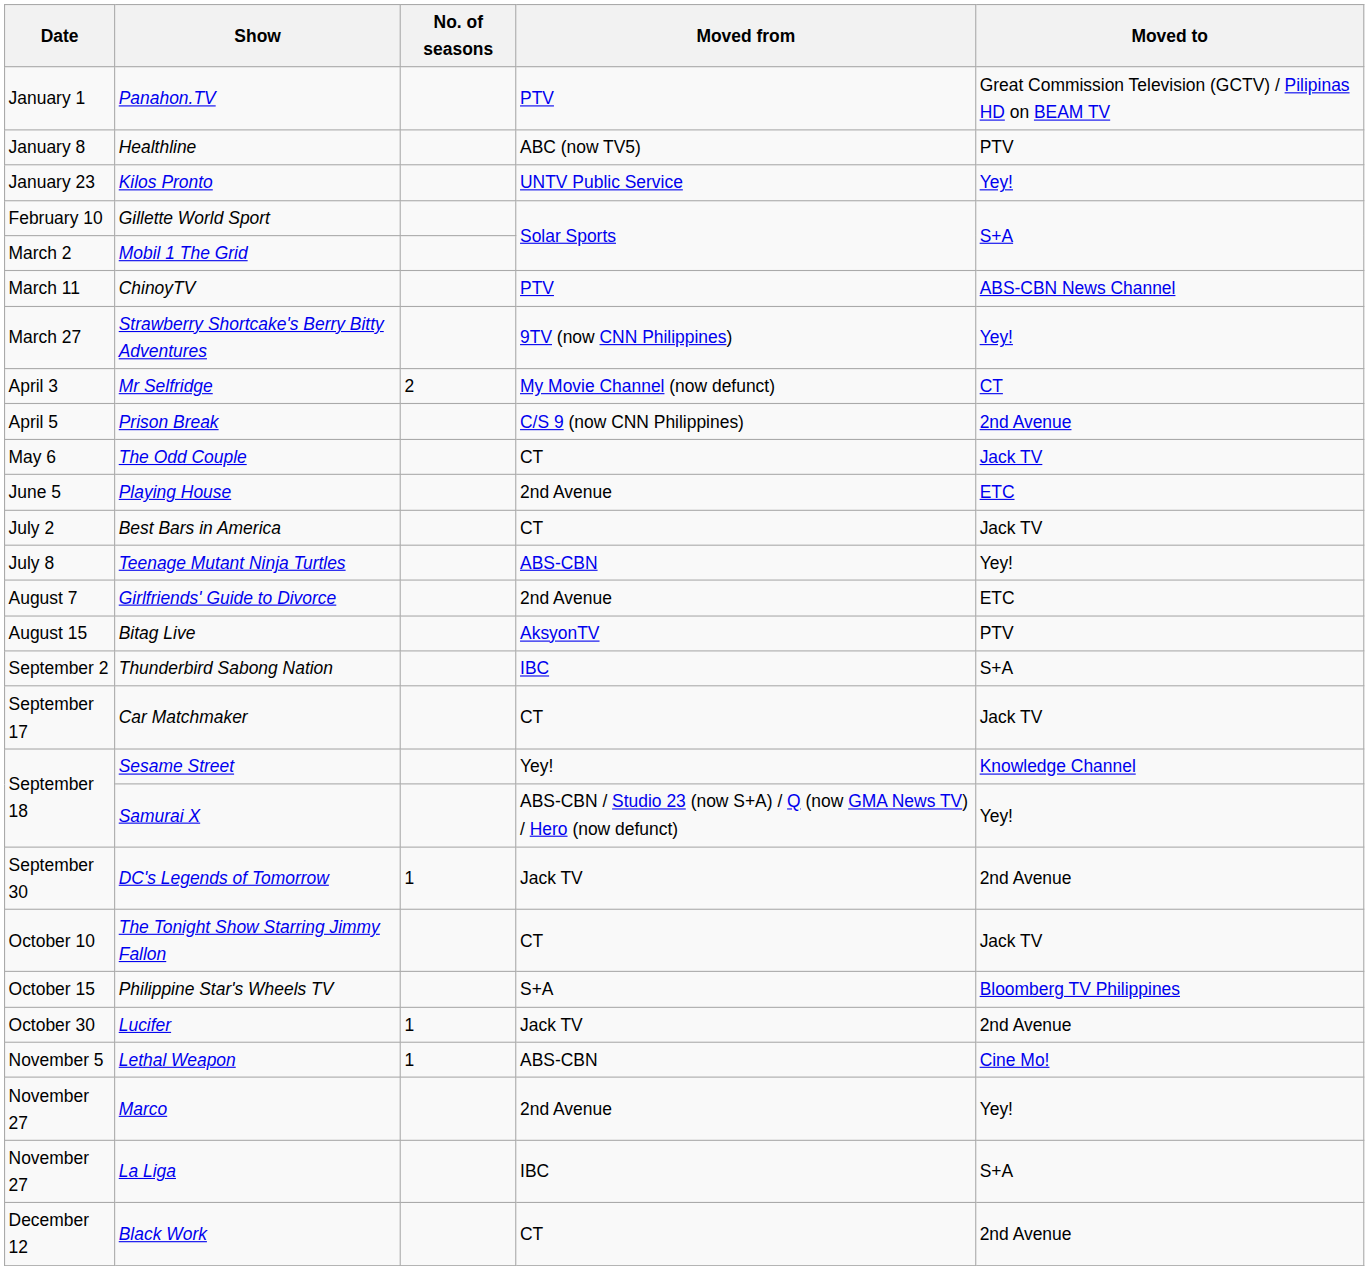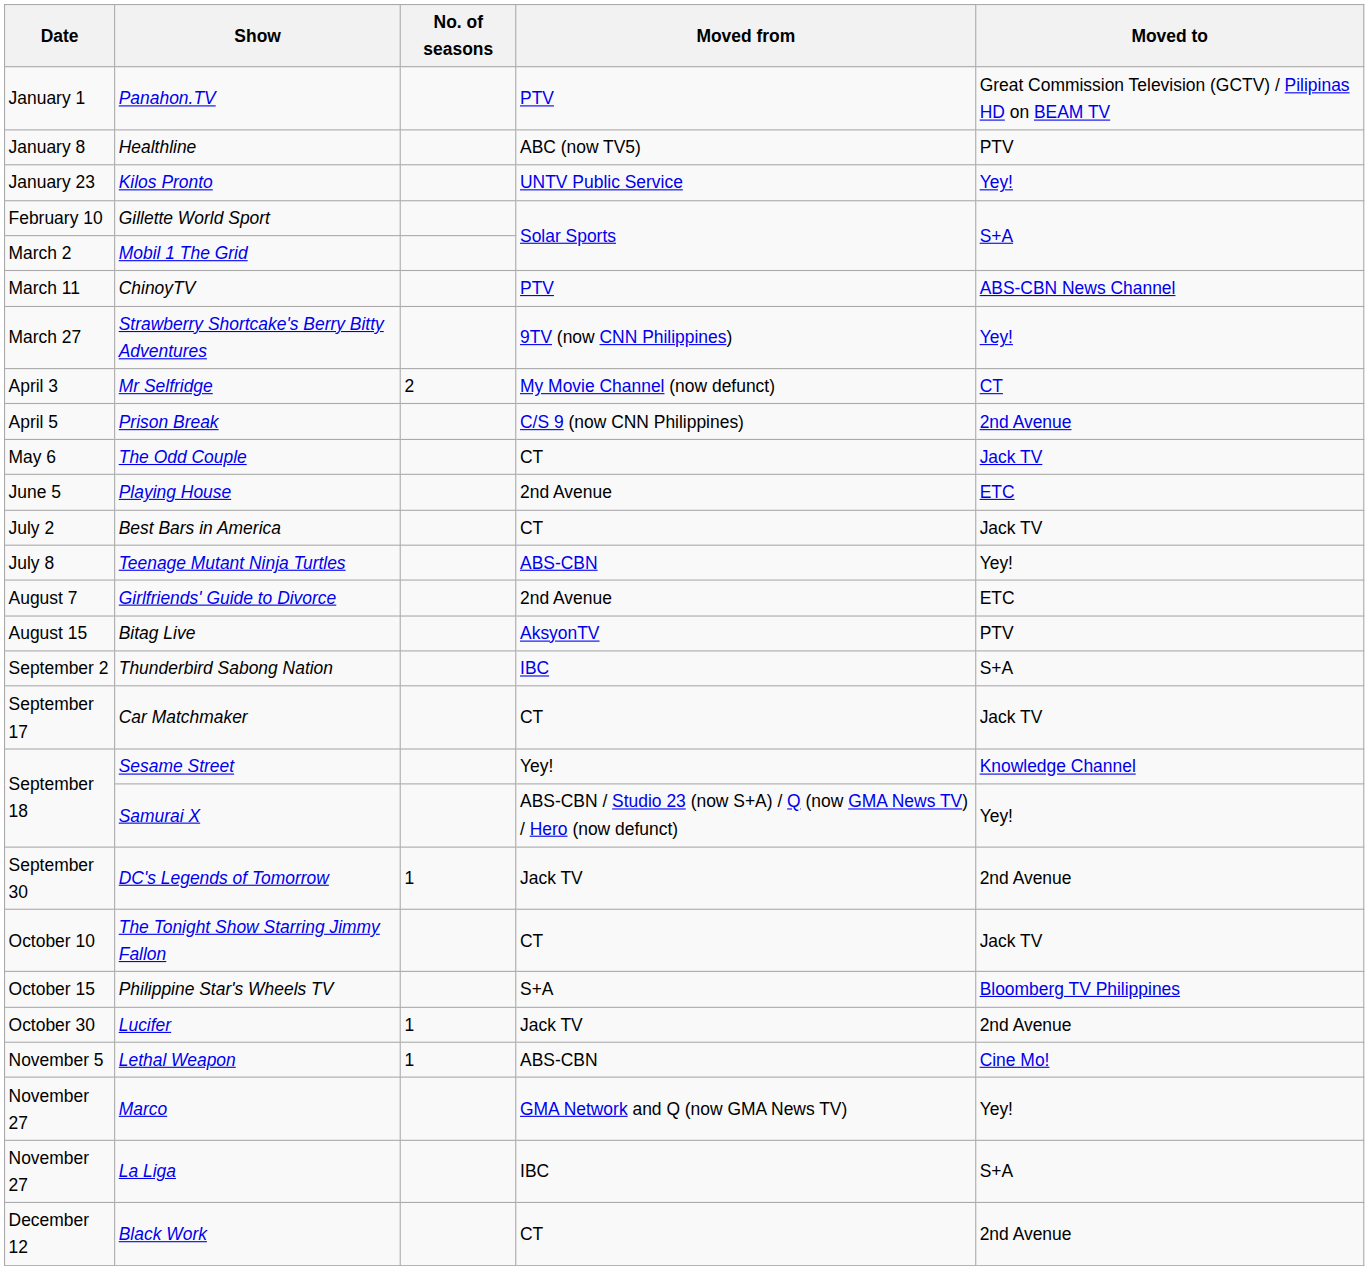(566, 1109) 2nd Avenue -> (684, 1109) GMA Network and Q (now GMA News TV)
